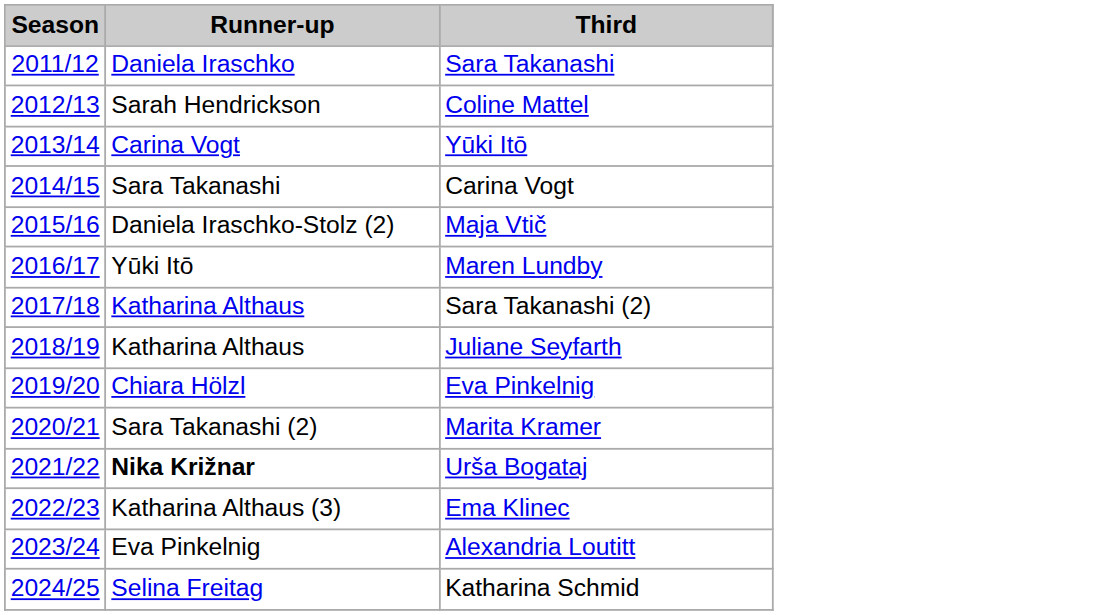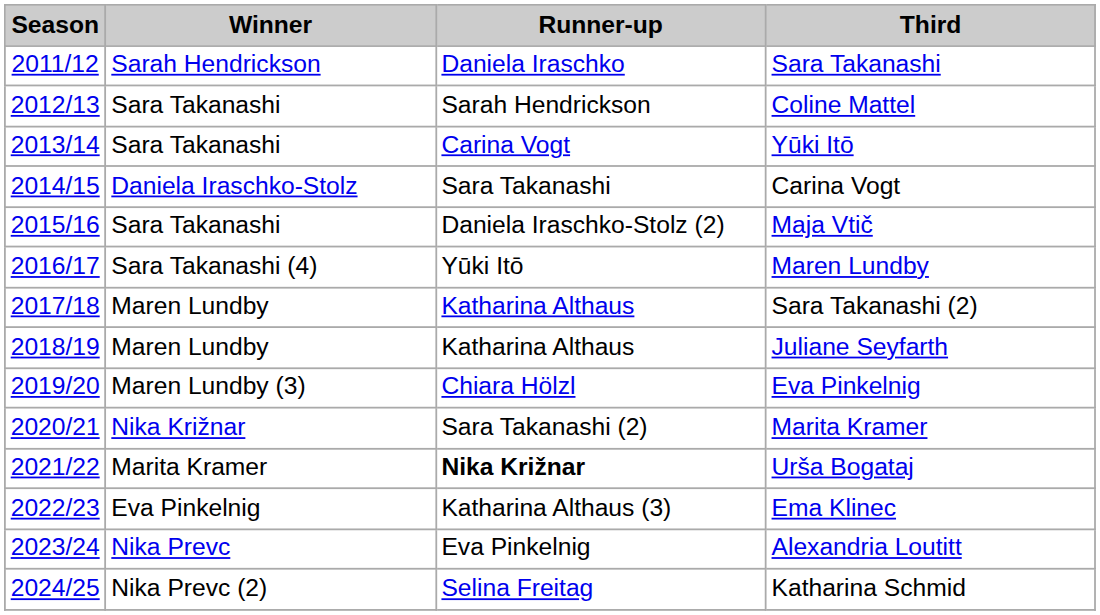+ column: (271, 24)
